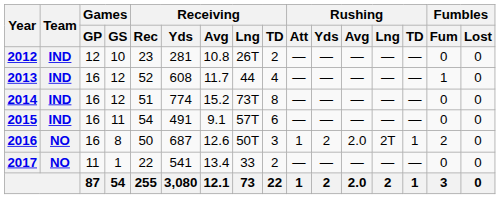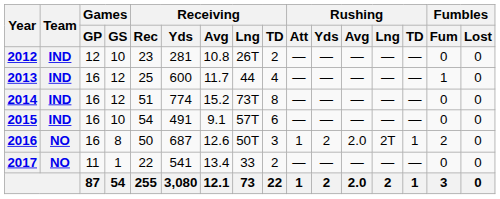(146, 78) 52 -> (146, 78) 25
(181, 78) 608 -> (181, 78) 600
(118, 120) 11 -> (118, 120) 10
